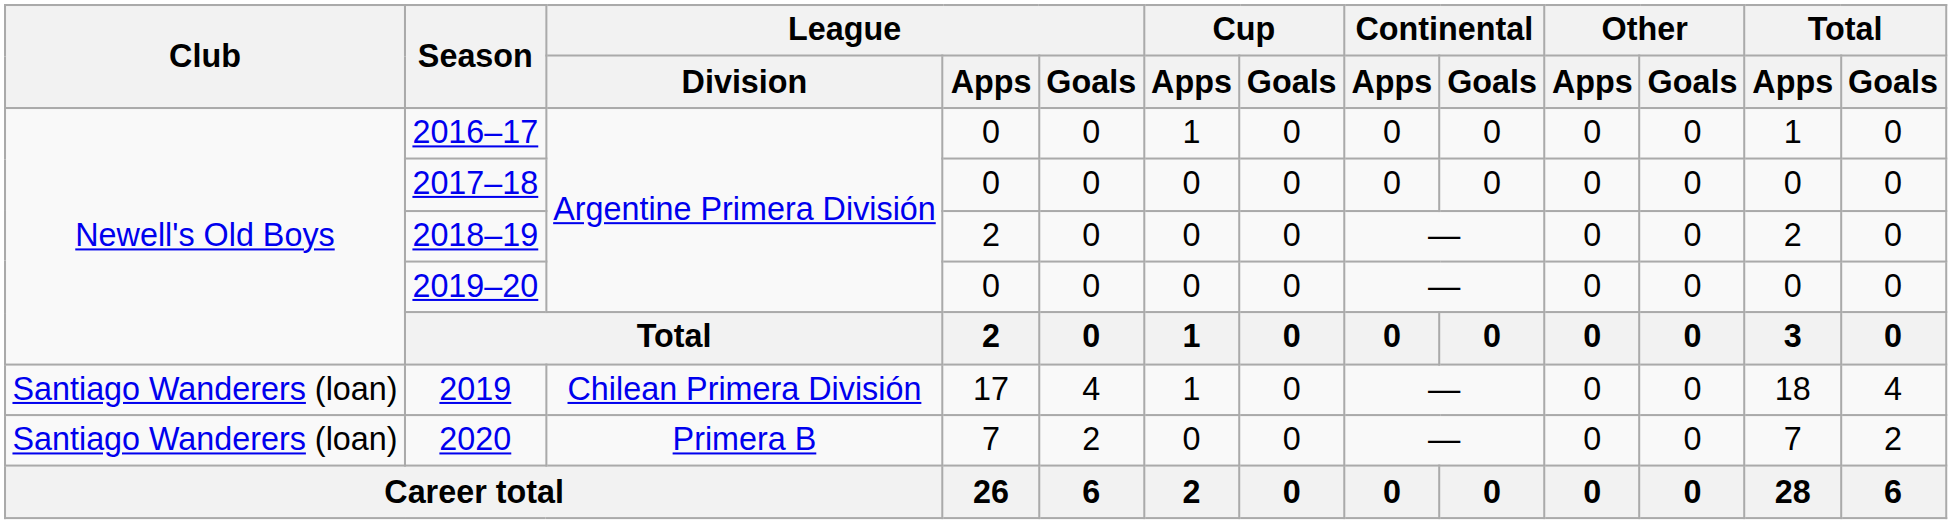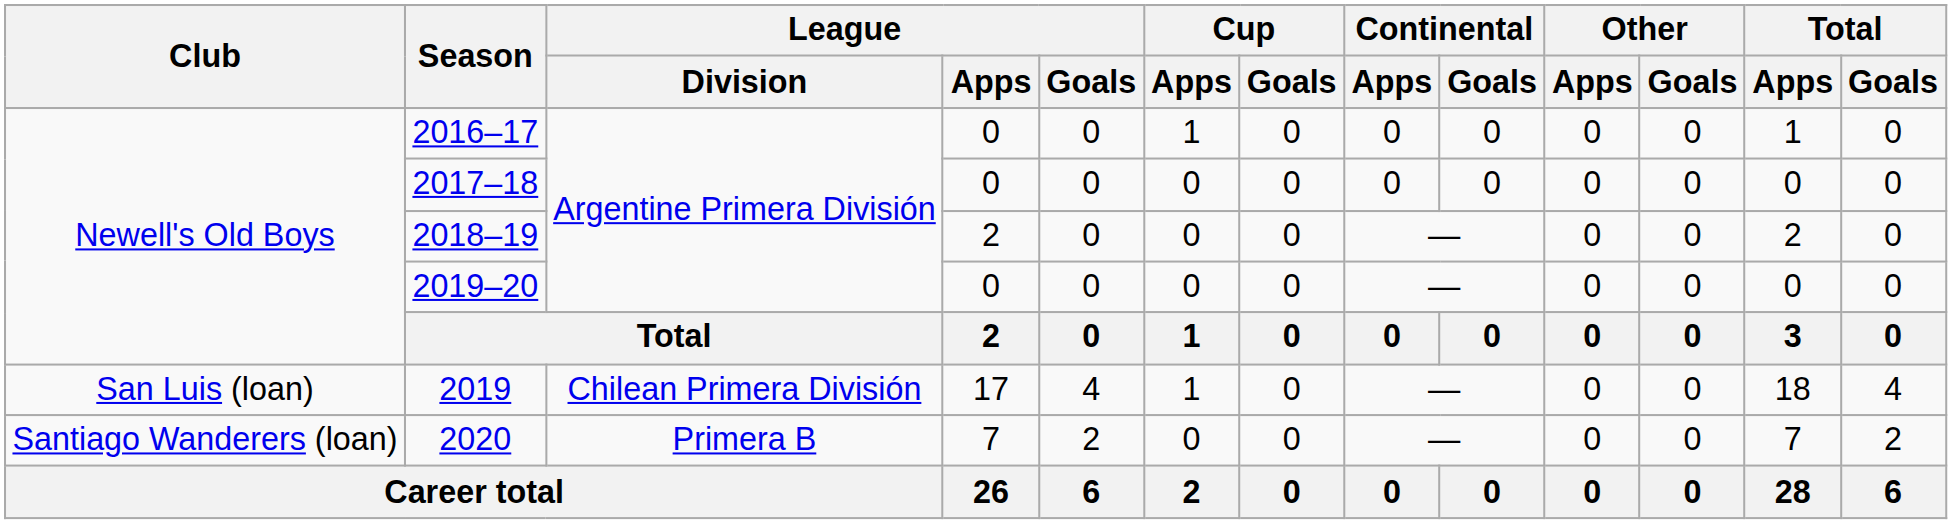(205, 388) Santiago Wanderers (loan) -> (205, 388) San Luis (loan)
